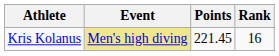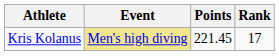(255, 39) 16 -> (255, 39) 17
